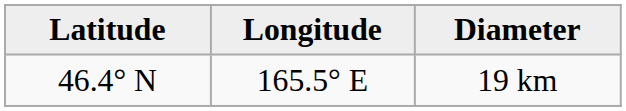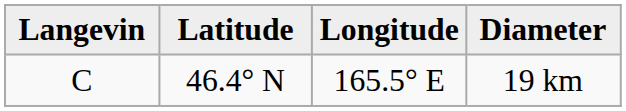+ column: (82, 29)
